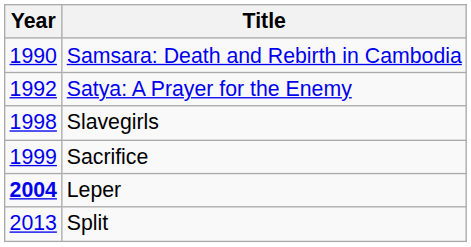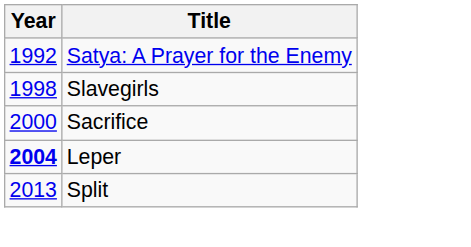- row: (264, 55)
(33, 156) 1999 -> (33, 122) 2000
